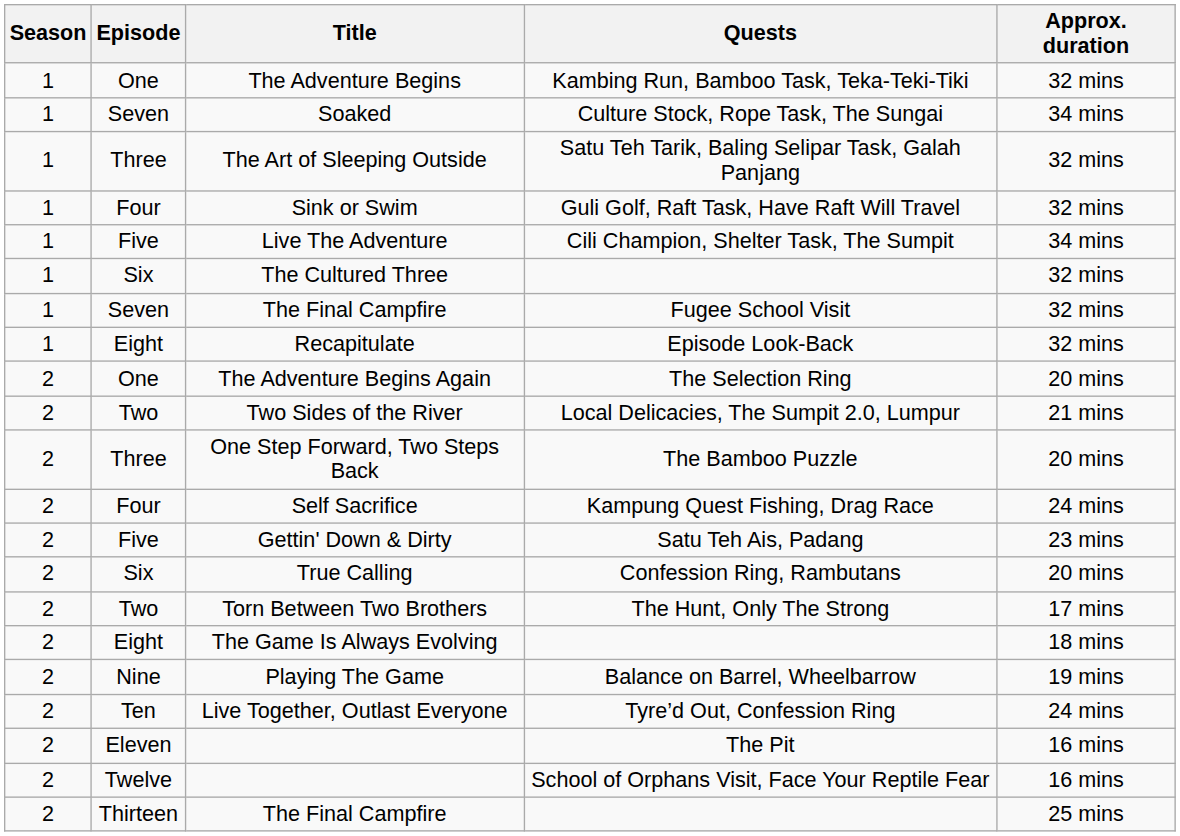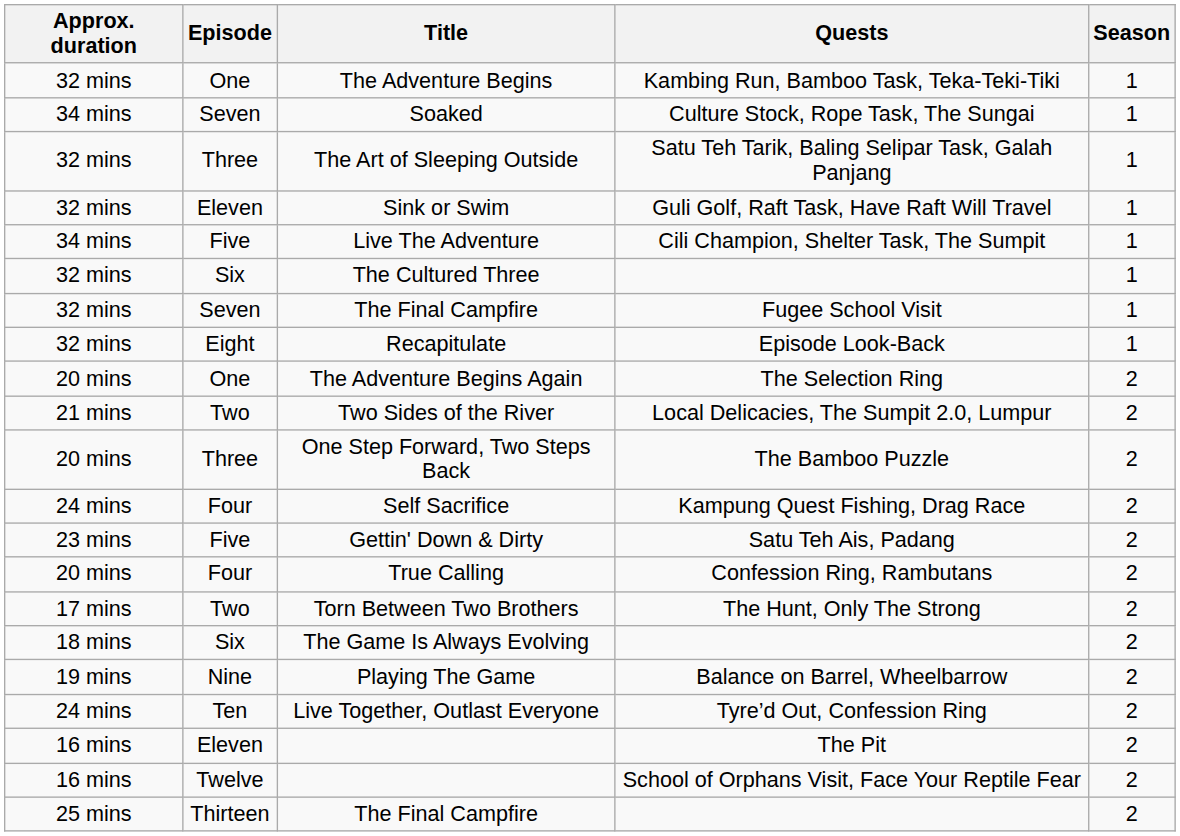columns swapped: (48, 33) <-> (1086, 33)
(138, 207) Four -> (230, 207) Eleven
(138, 574) Six -> (230, 574) Four
(138, 642) Eight -> (230, 642) Six
